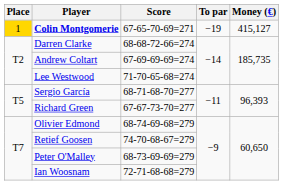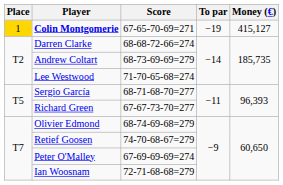(159, 60) 67-69-69-69=274 -> (159, 60) 68-73-69-69=279
(159, 156) 68-73-69-69=279 -> (159, 156) 67-69-69-69=274
